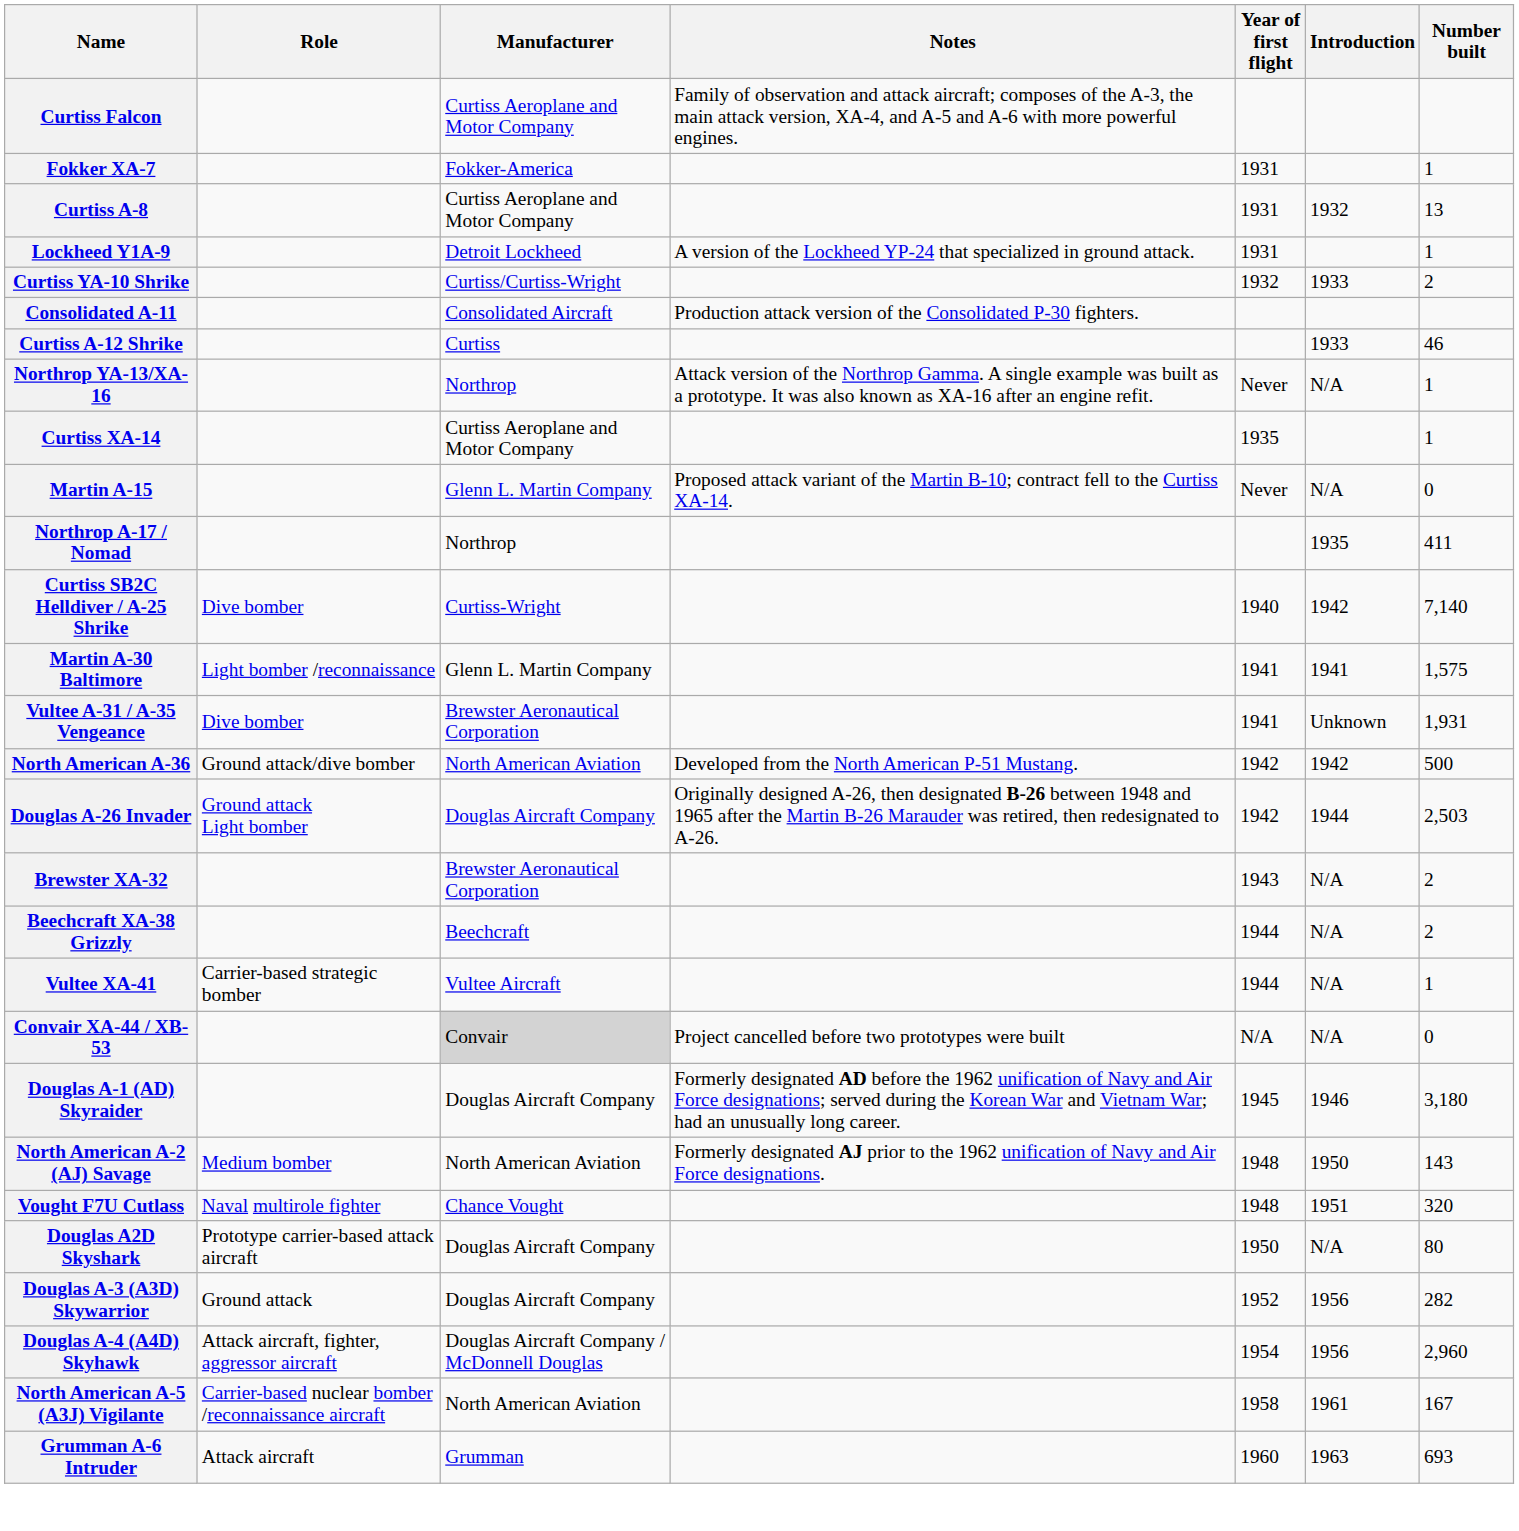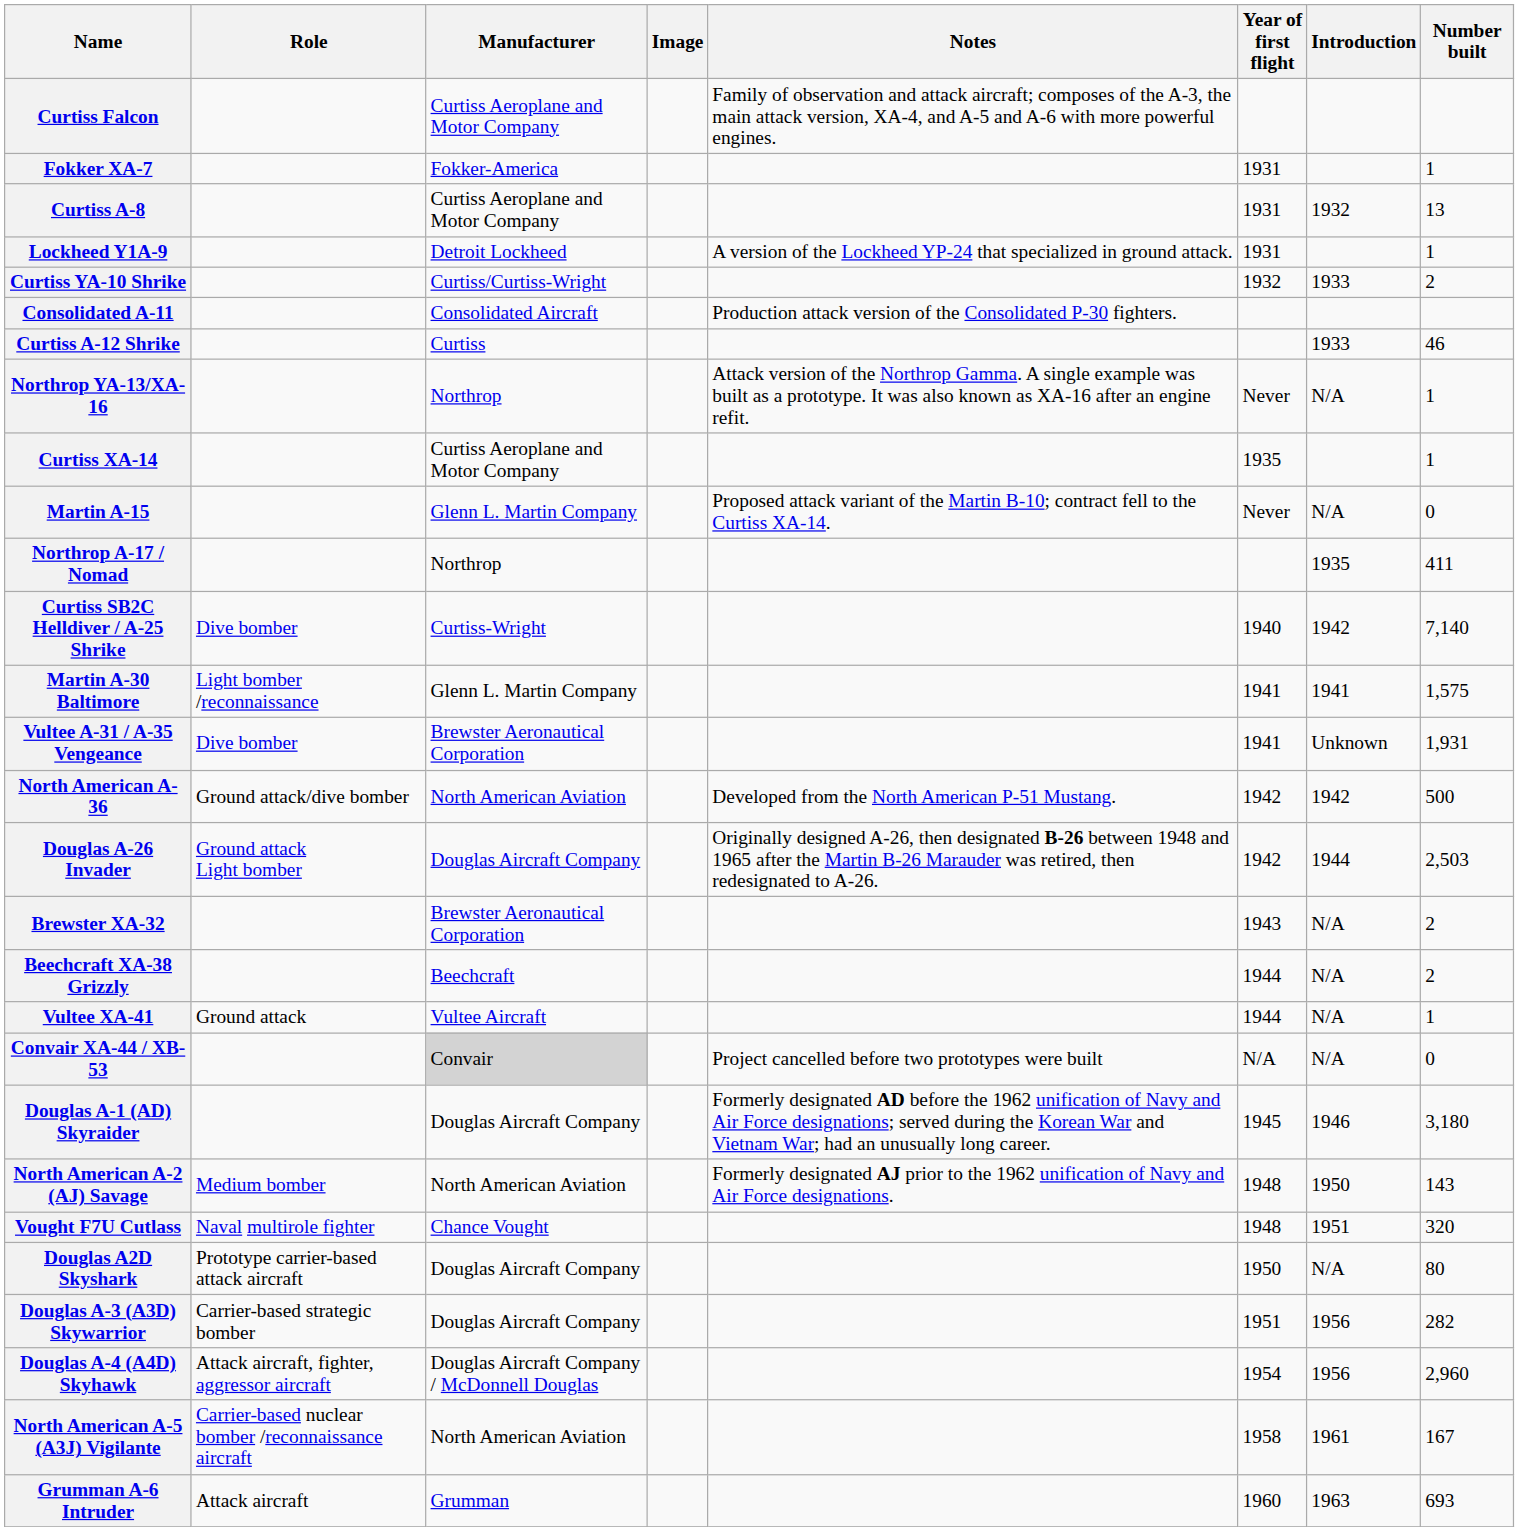+ column: (678, 41)
(290, 984) Carrier-based strategic bomber -> (251, 1017) Ground attack
(257, 1299) Ground attack -> (284, 1321) Carrier-based strategic bomber
(1260, 1299) 1952 -> (1262, 1321) 1951
